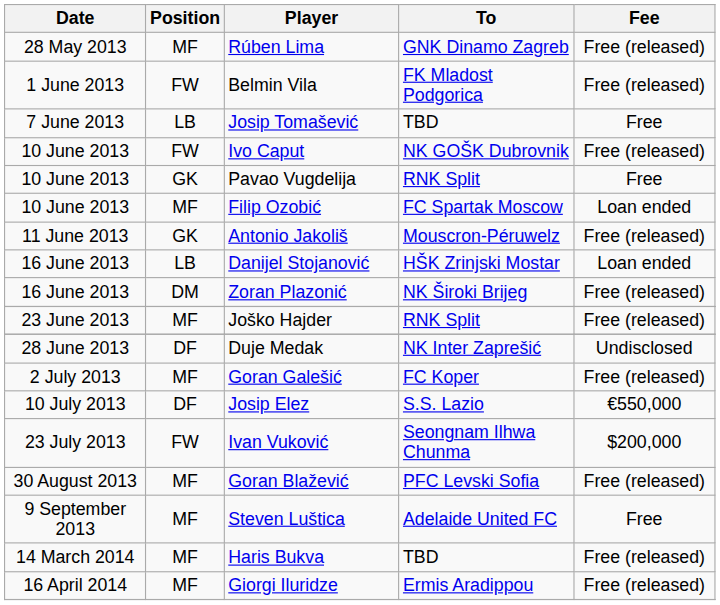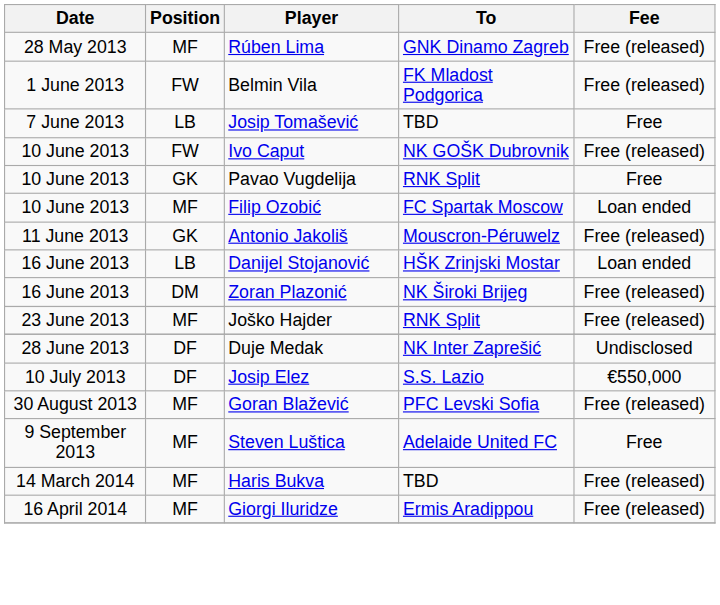- row: (285, 376)
- row: (278, 442)
